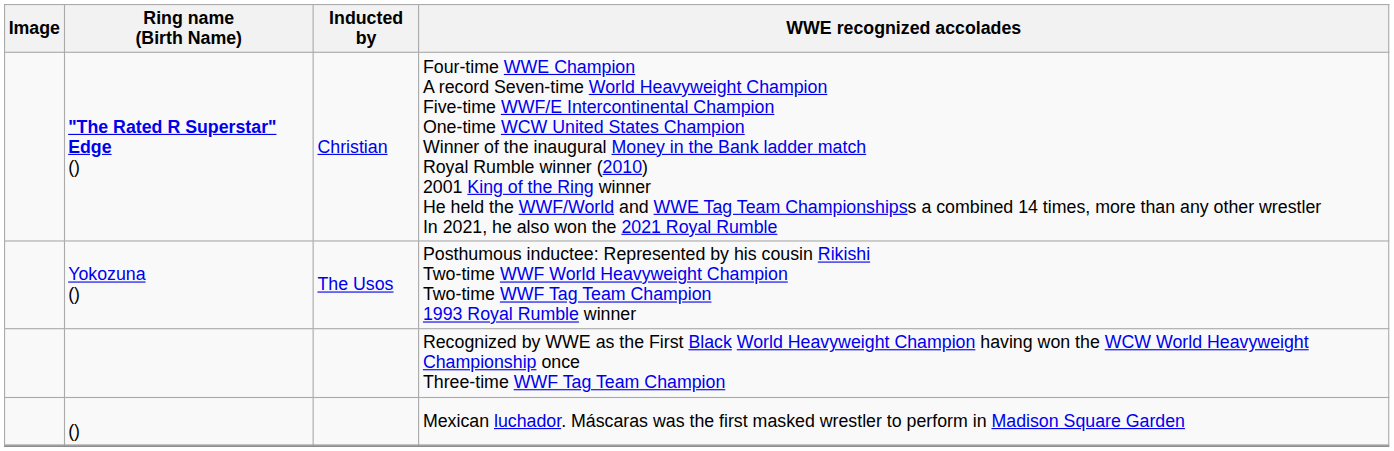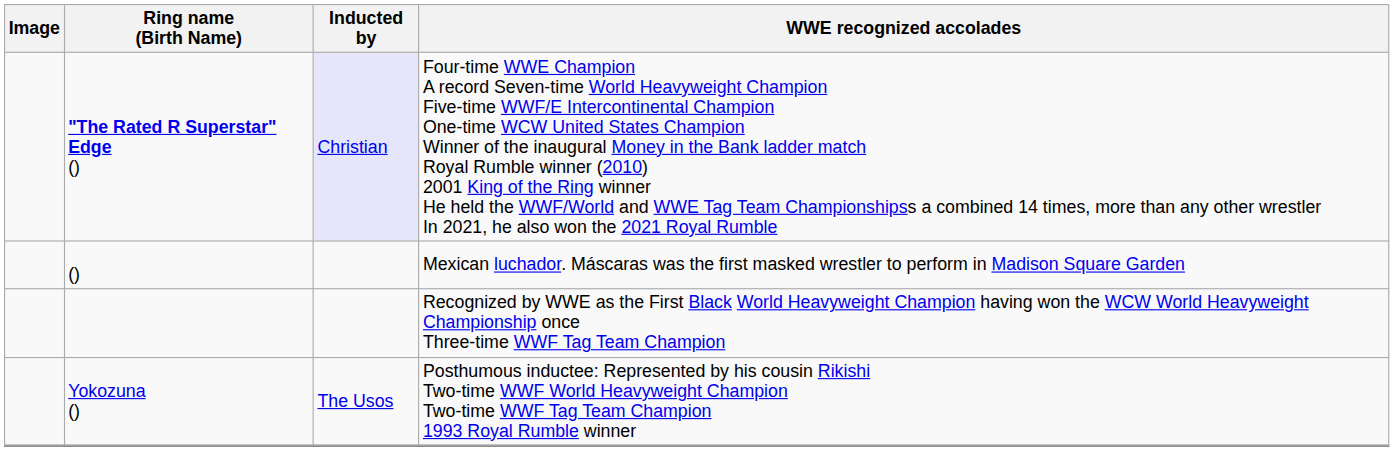(353, 146) no background -> (353, 146) lavender background
rows swapped: (74, 430) <-> (107, 284)
